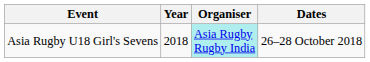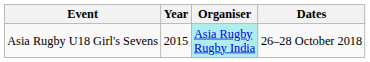(176, 40) 2018 -> (176, 40) 2015
